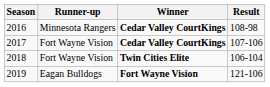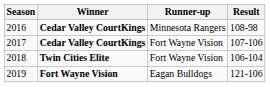columns swapped: (173, 12) <-> (78, 12)
